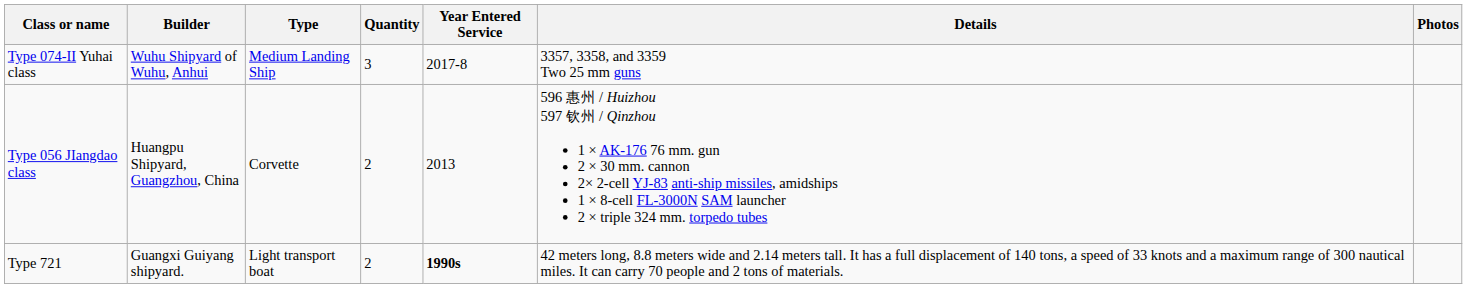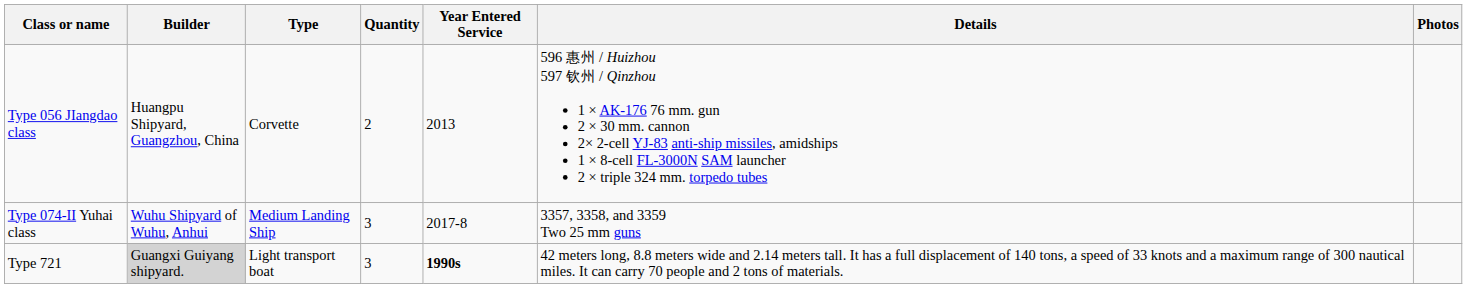rows swapped: (63, 163) <-> (60, 64)
(182, 262) no background -> (182, 262) lightgrey background
(368, 262) 2 -> (368, 262) 3
